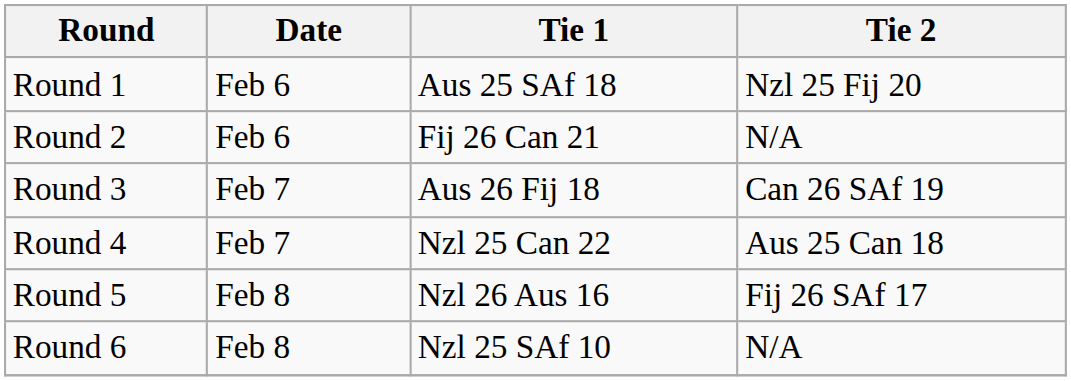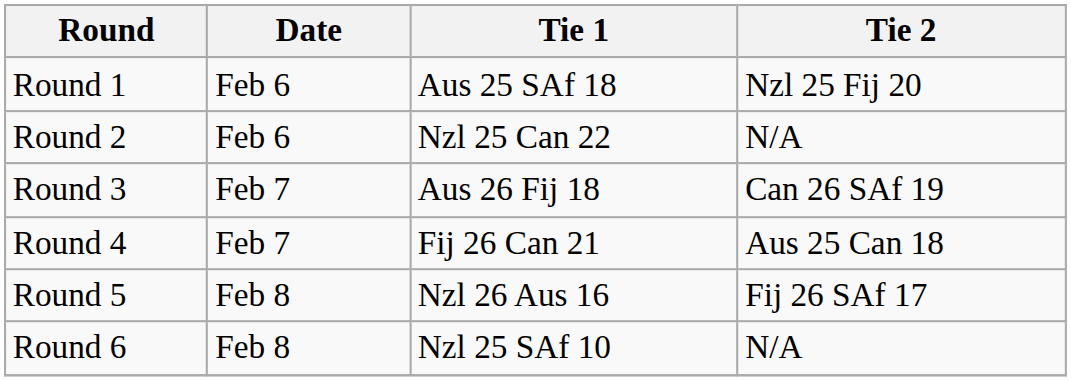(509, 136) Fij 26 Can 21 -> (514, 136) Nzl 25 Can 22
(514, 242) Nzl 25 Can 22 -> (509, 242) Fij 26 Can 21
